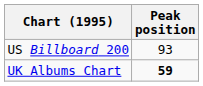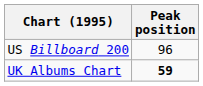(165, 50) 93 -> (165, 50) 96
